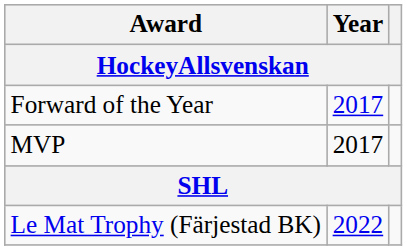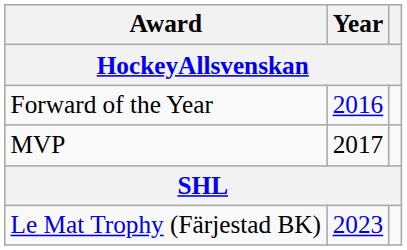(358, 104) 2017 -> (358, 104) 2016
(358, 225) 2022 -> (358, 225) 2023
